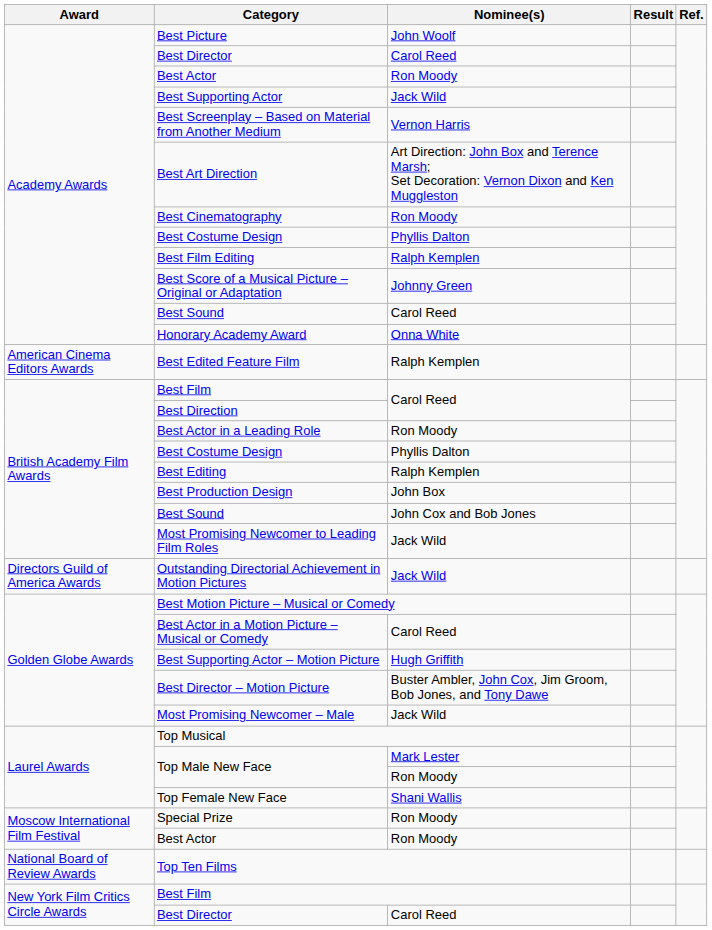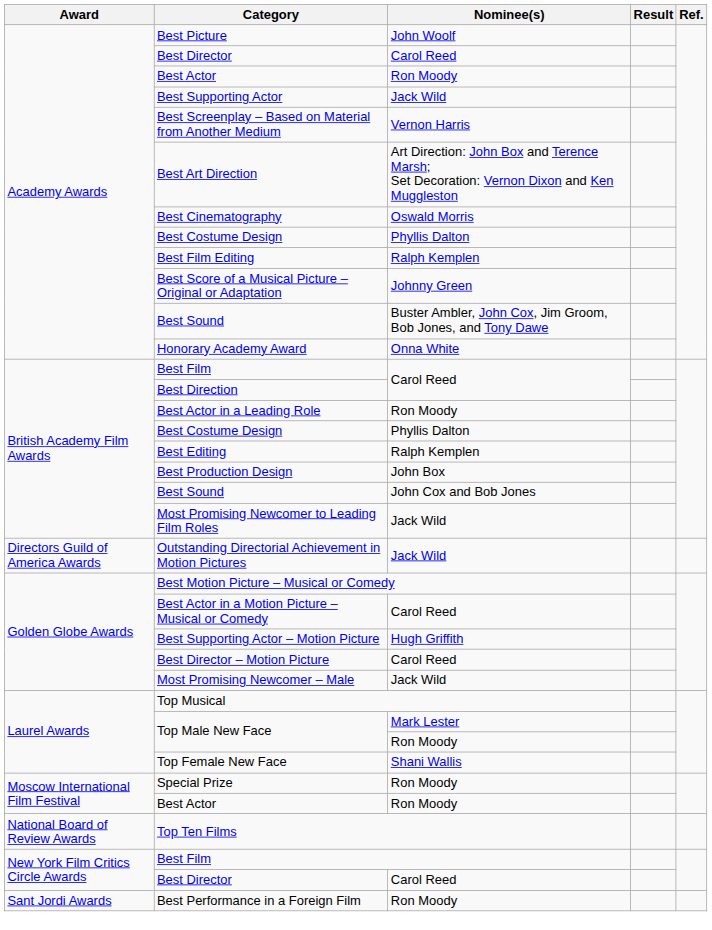(424, 216) Ron Moody -> (432, 216) Oswald Morris
(424, 313) Carol Reed -> (499, 321) Buster Ambler, John Cox, Jim Groom, Bob Jones, and Tony Dawe
- row: (59, 362)
(499, 687) Buster Ambler, John Cox, Jim Groom, Bob Jones, and Tony Dawe -> (424, 659) Carol Reed
+ row: (60, 900)
